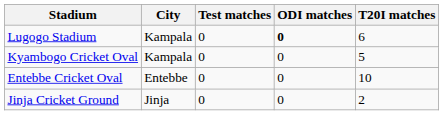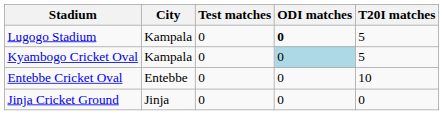(362, 36) 6 -> (362, 36) 5
(281, 57) no background -> (281, 57) lightblue background
(362, 99) 2 -> (362, 99) 0
